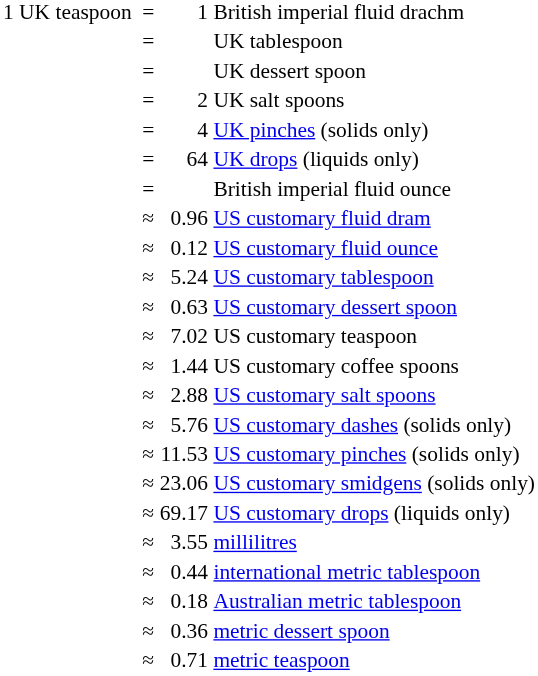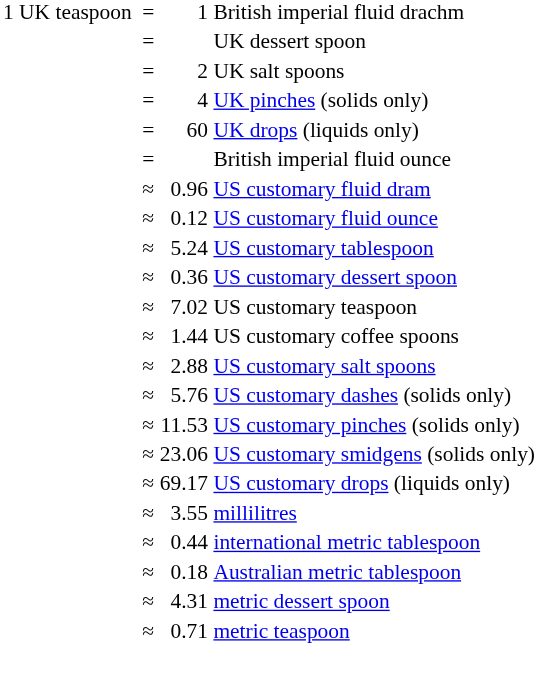- row: (278, 41)
(197, 159) 64 -> (197, 129) 60
(189, 306) 0.63 -> (189, 277) 0.36
(189, 630) 0.36 -> (189, 601) 4.31
